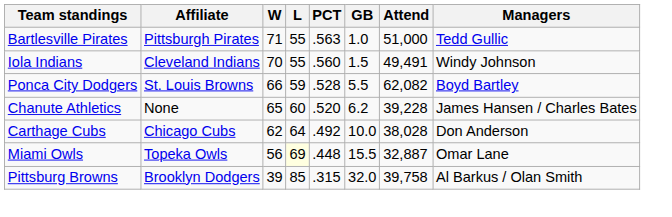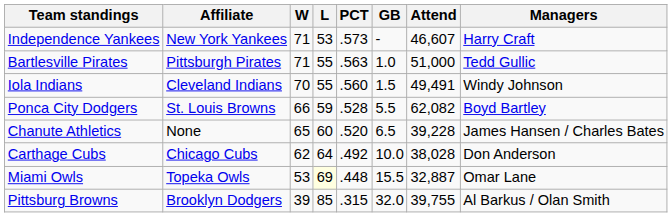+ row: (84, 39)
(358, 108) 6.2 -> (386, 131) 6.5
(275, 154) 56 -> (302, 177) 53
(405, 177) 39,758 -> (433, 200) 39,755
